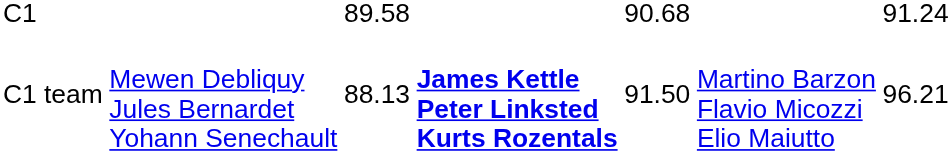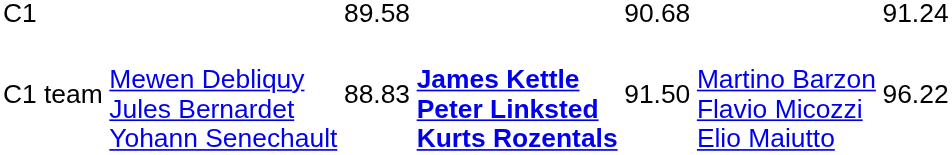(377, 94) 88.13 -> (377, 94) 88.83
(916, 94) 96.21 -> (916, 94) 96.22
